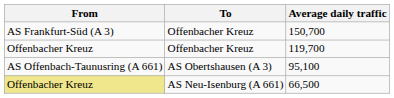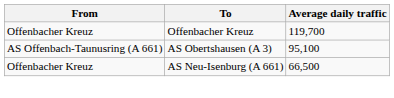- row: (307, 31)
(50, 84) khaki background -> (50, 66) no background
